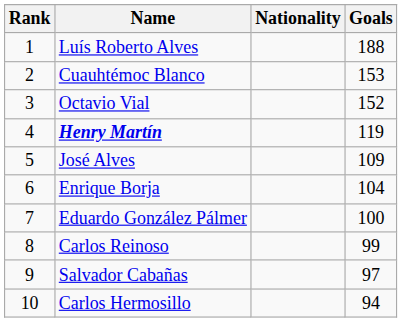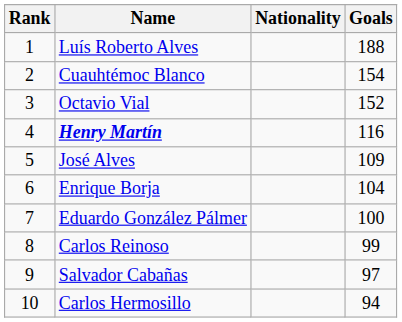(371, 75) 153 -> (371, 75) 154
(371, 132) 119 -> (371, 132) 116
